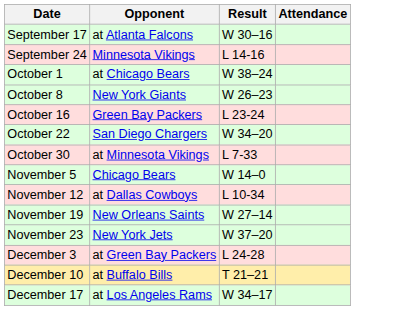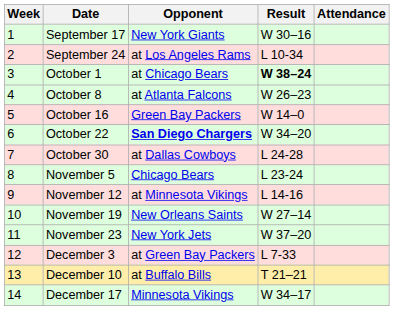+ column: (24, 14)
(143, 34) at Atlanta Falcons -> (178, 34) New York Giants
(144, 54) Minnesota Vikings -> (191, 54) at Los Angeles Rams
(243, 54) L 14-16 -> (282, 54) L 10-34
(247, 74) normal -> (286, 74) bold
(139, 94) New York Giants -> (181, 94) at Atlanta Falcons
(243, 114) L 23-24 -> (282, 114) W 14–0
(150, 134) normal -> (192, 134) bold
(151, 154) at Minnesota Vikings -> (184, 154) at Dallas Cowboys
(240, 154) L 7-33 -> (282, 154) L 24-28
(244, 174) W 14–0 -> (282, 174) L 23-24
(145, 194) at Dallas Cowboys -> (189, 194) at Minnesota Vikings
(243, 194) L 10-34 -> (282, 194) L 14-16
(243, 255) L 24-28 -> (278, 255) L 7-33
(152, 295) at Los Angeles Rams -> (182, 295) Minnesota Vikings
